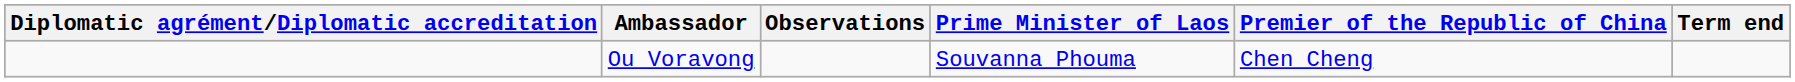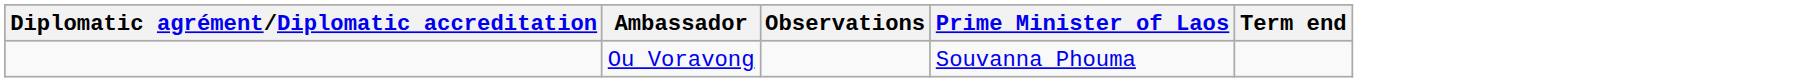- column: (1453, 23)
